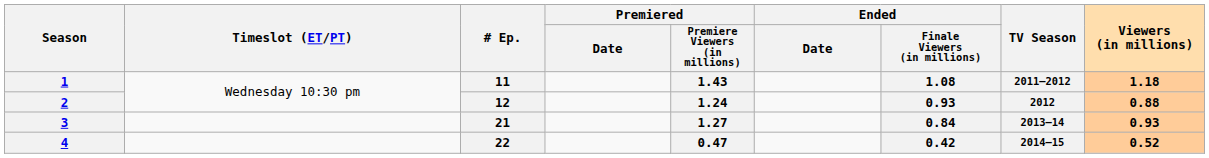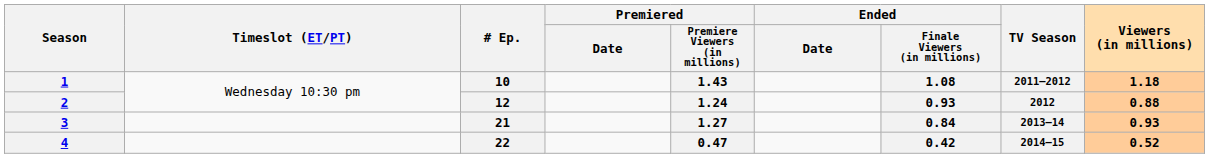(502, 82) 11 -> (502, 82) 10
